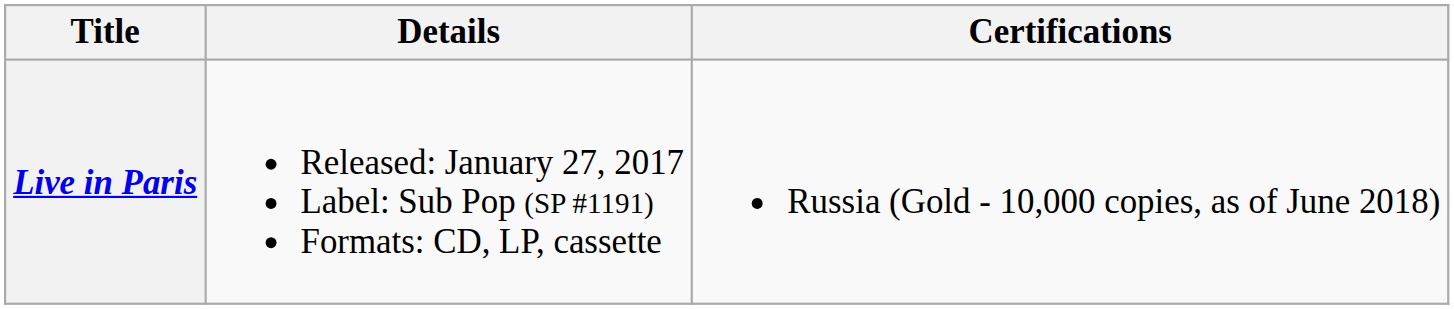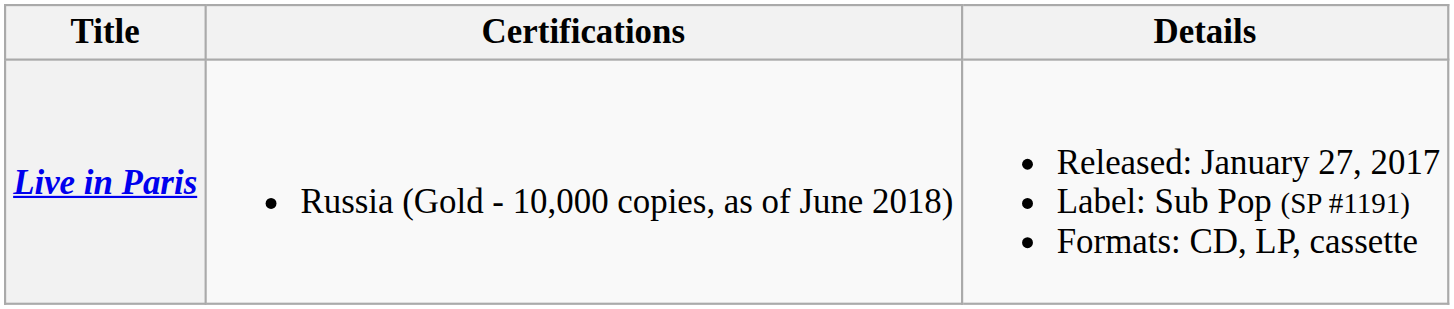columns swapped: (449, 32) <-> (1070, 32)
